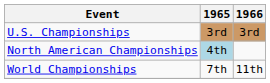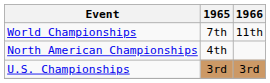rows swapped: (72, 69) <-> (68, 32)
(217, 51) lightblue background -> (217, 51) no background
